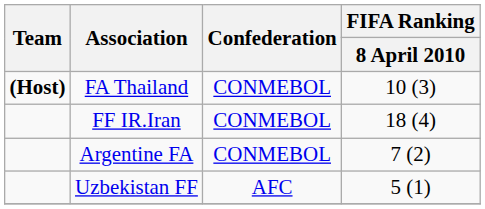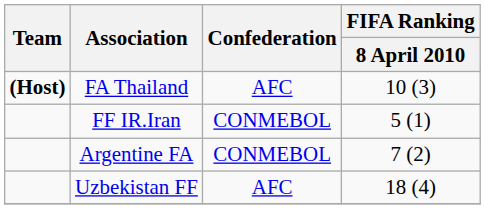(272, 87) CONMEBOL -> (272, 87) AFC
(411, 120) 18 (4) -> (411, 120) 5 (1)
(411, 187) 5 (1) -> (411, 187) 18 (4)
